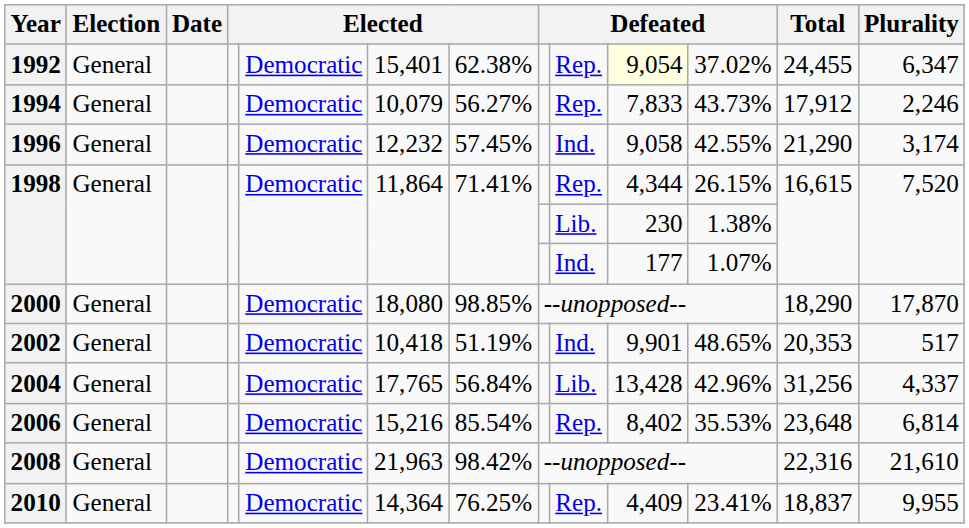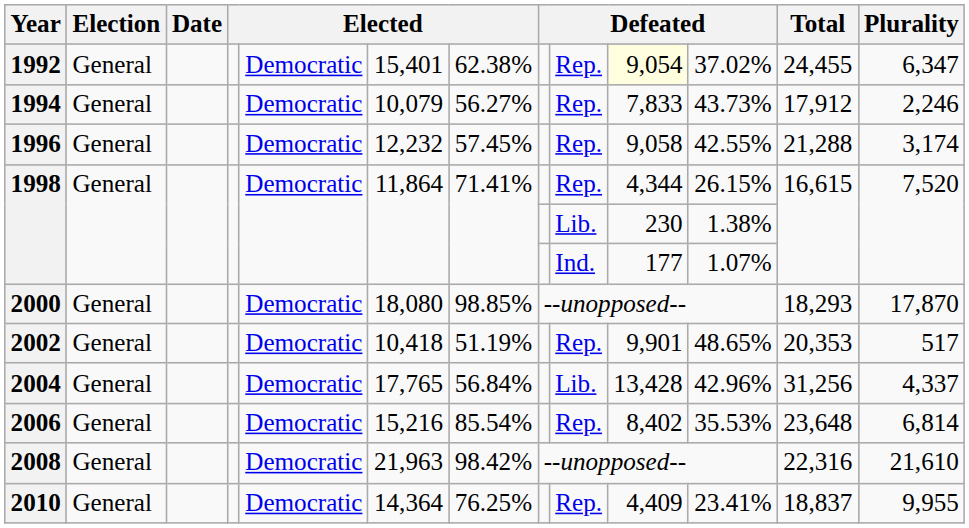(575, 143) Ind. -> (579, 143) Rep.
(818, 143) 21,290 -> (818, 143) 21,288
(818, 303) 18,290 -> (818, 303) 18,293
(575, 343) Ind. -> (579, 343) Rep.
